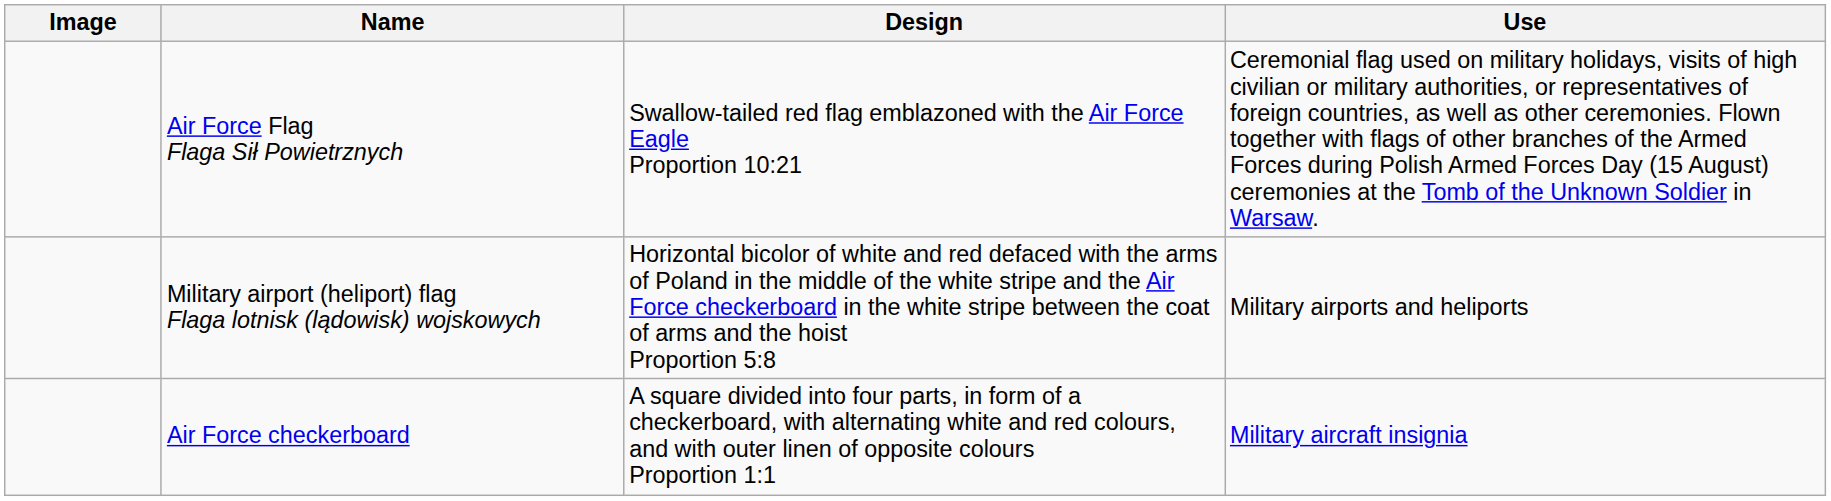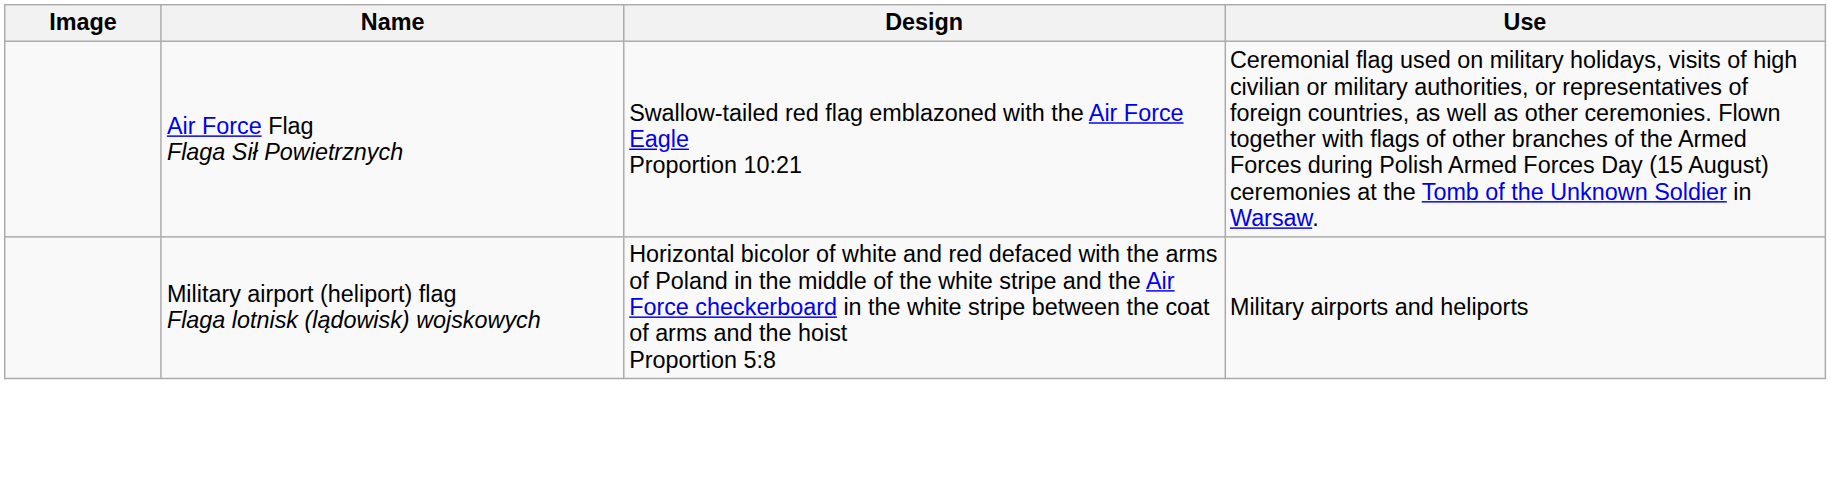- row: (288, 436)
